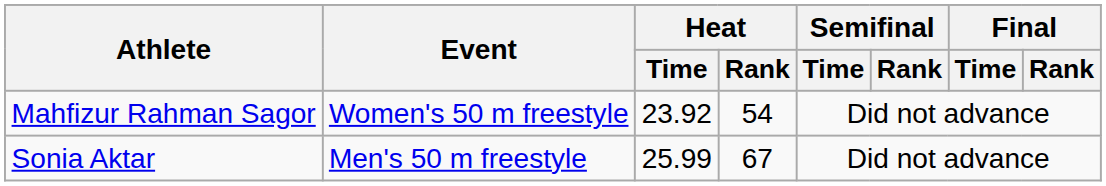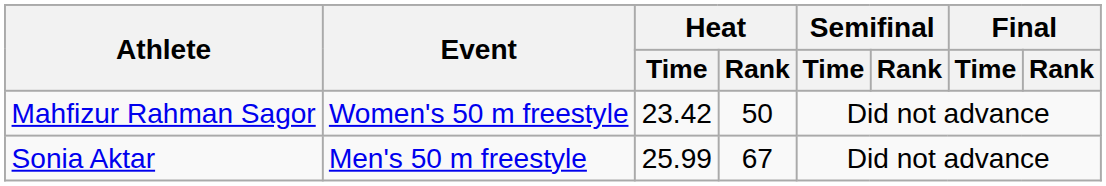(677, 114) 23.92 -> (677, 114) 23.42
(757, 114) 54 -> (757, 114) 50
